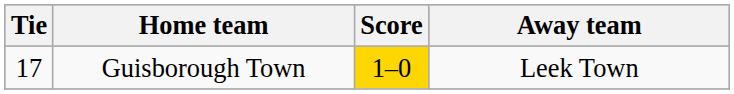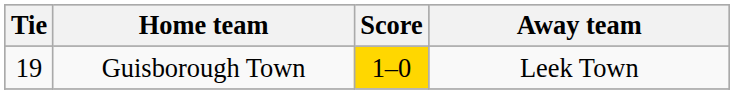(29, 67) 17 -> (29, 67) 19
